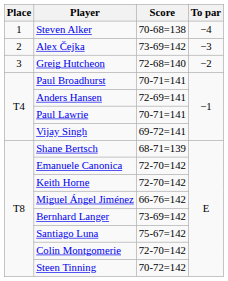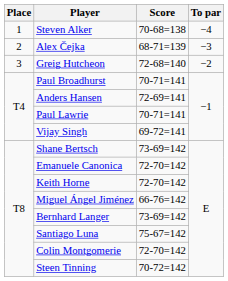(162, 47) 73-69=142 -> (162, 47) 68-71=139
(162, 149) 68-71=139 -> (162, 149) 73-69=142
